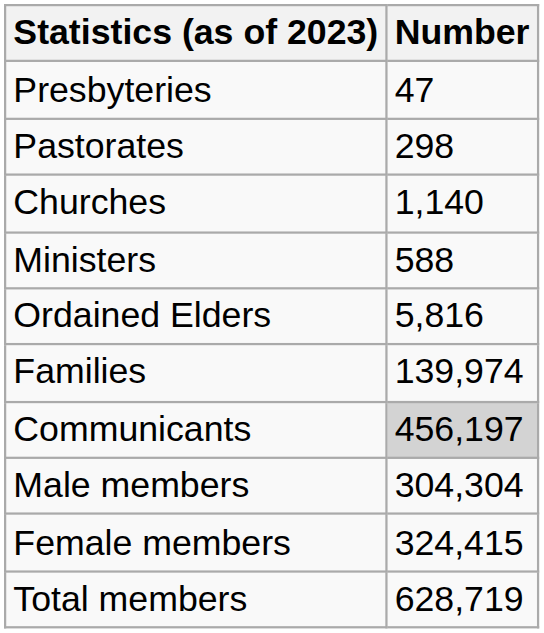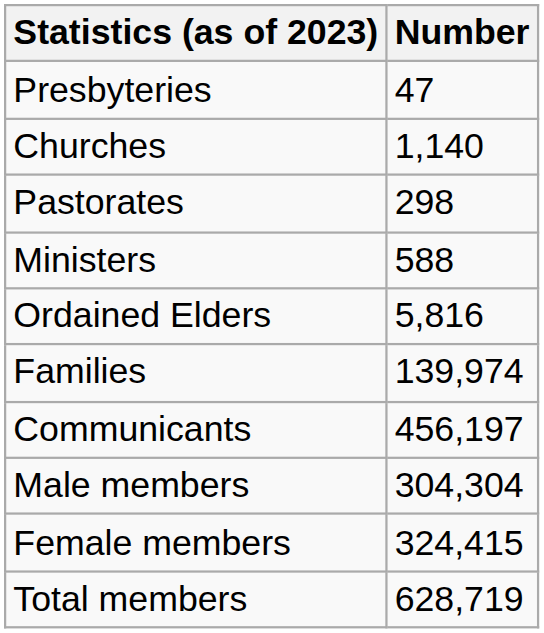rows swapped: (99, 145) <-> (90, 202)
(459, 428) lightgrey background -> (459, 428) no background
